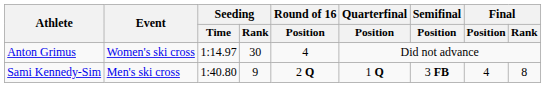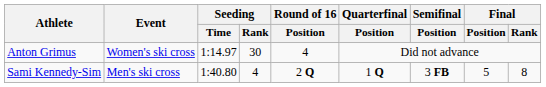(255, 72) 9 -> (255, 72) 4
(486, 72) 4 -> (486, 72) 5
